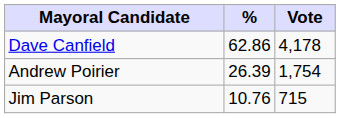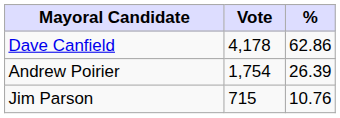columns swapped: (305, 17) <-> (249, 17)
